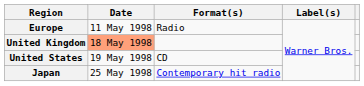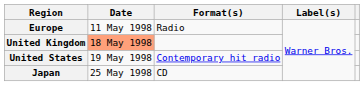(162, 58) CD -> (218, 58) Contemporary hit radio
(218, 73) Contemporary hit radio -> (162, 73) CD
